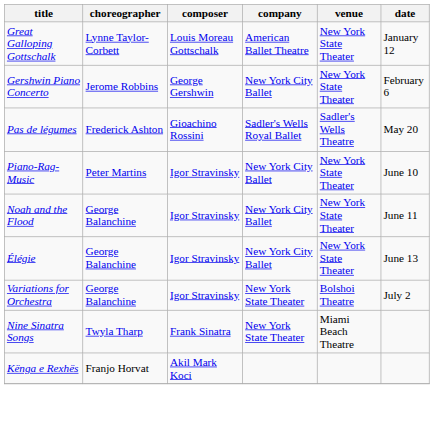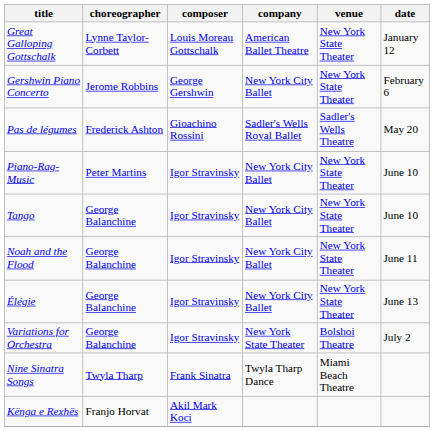+ row: (21, 215)
(275, 331) New York State Theater -> (274, 374) Twyla Tharp Dance
